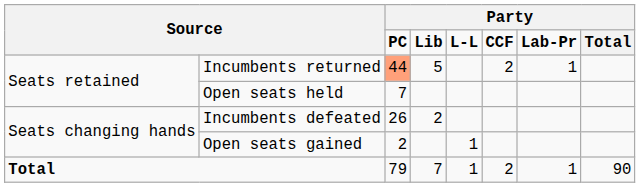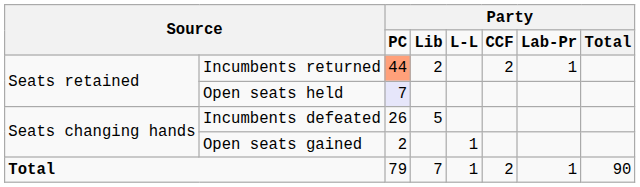(438, 68) 5 -> (438, 68) 2
(402, 94) no background -> (402, 94) lavender background
(438, 119) 2 -> (438, 119) 5
